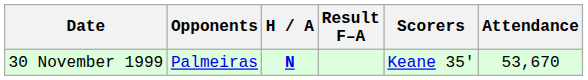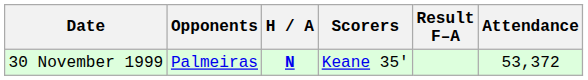columns swapped: (351, 27) <-> (431, 27)
(531, 63) 53,670 -> (531, 63) 53,372
